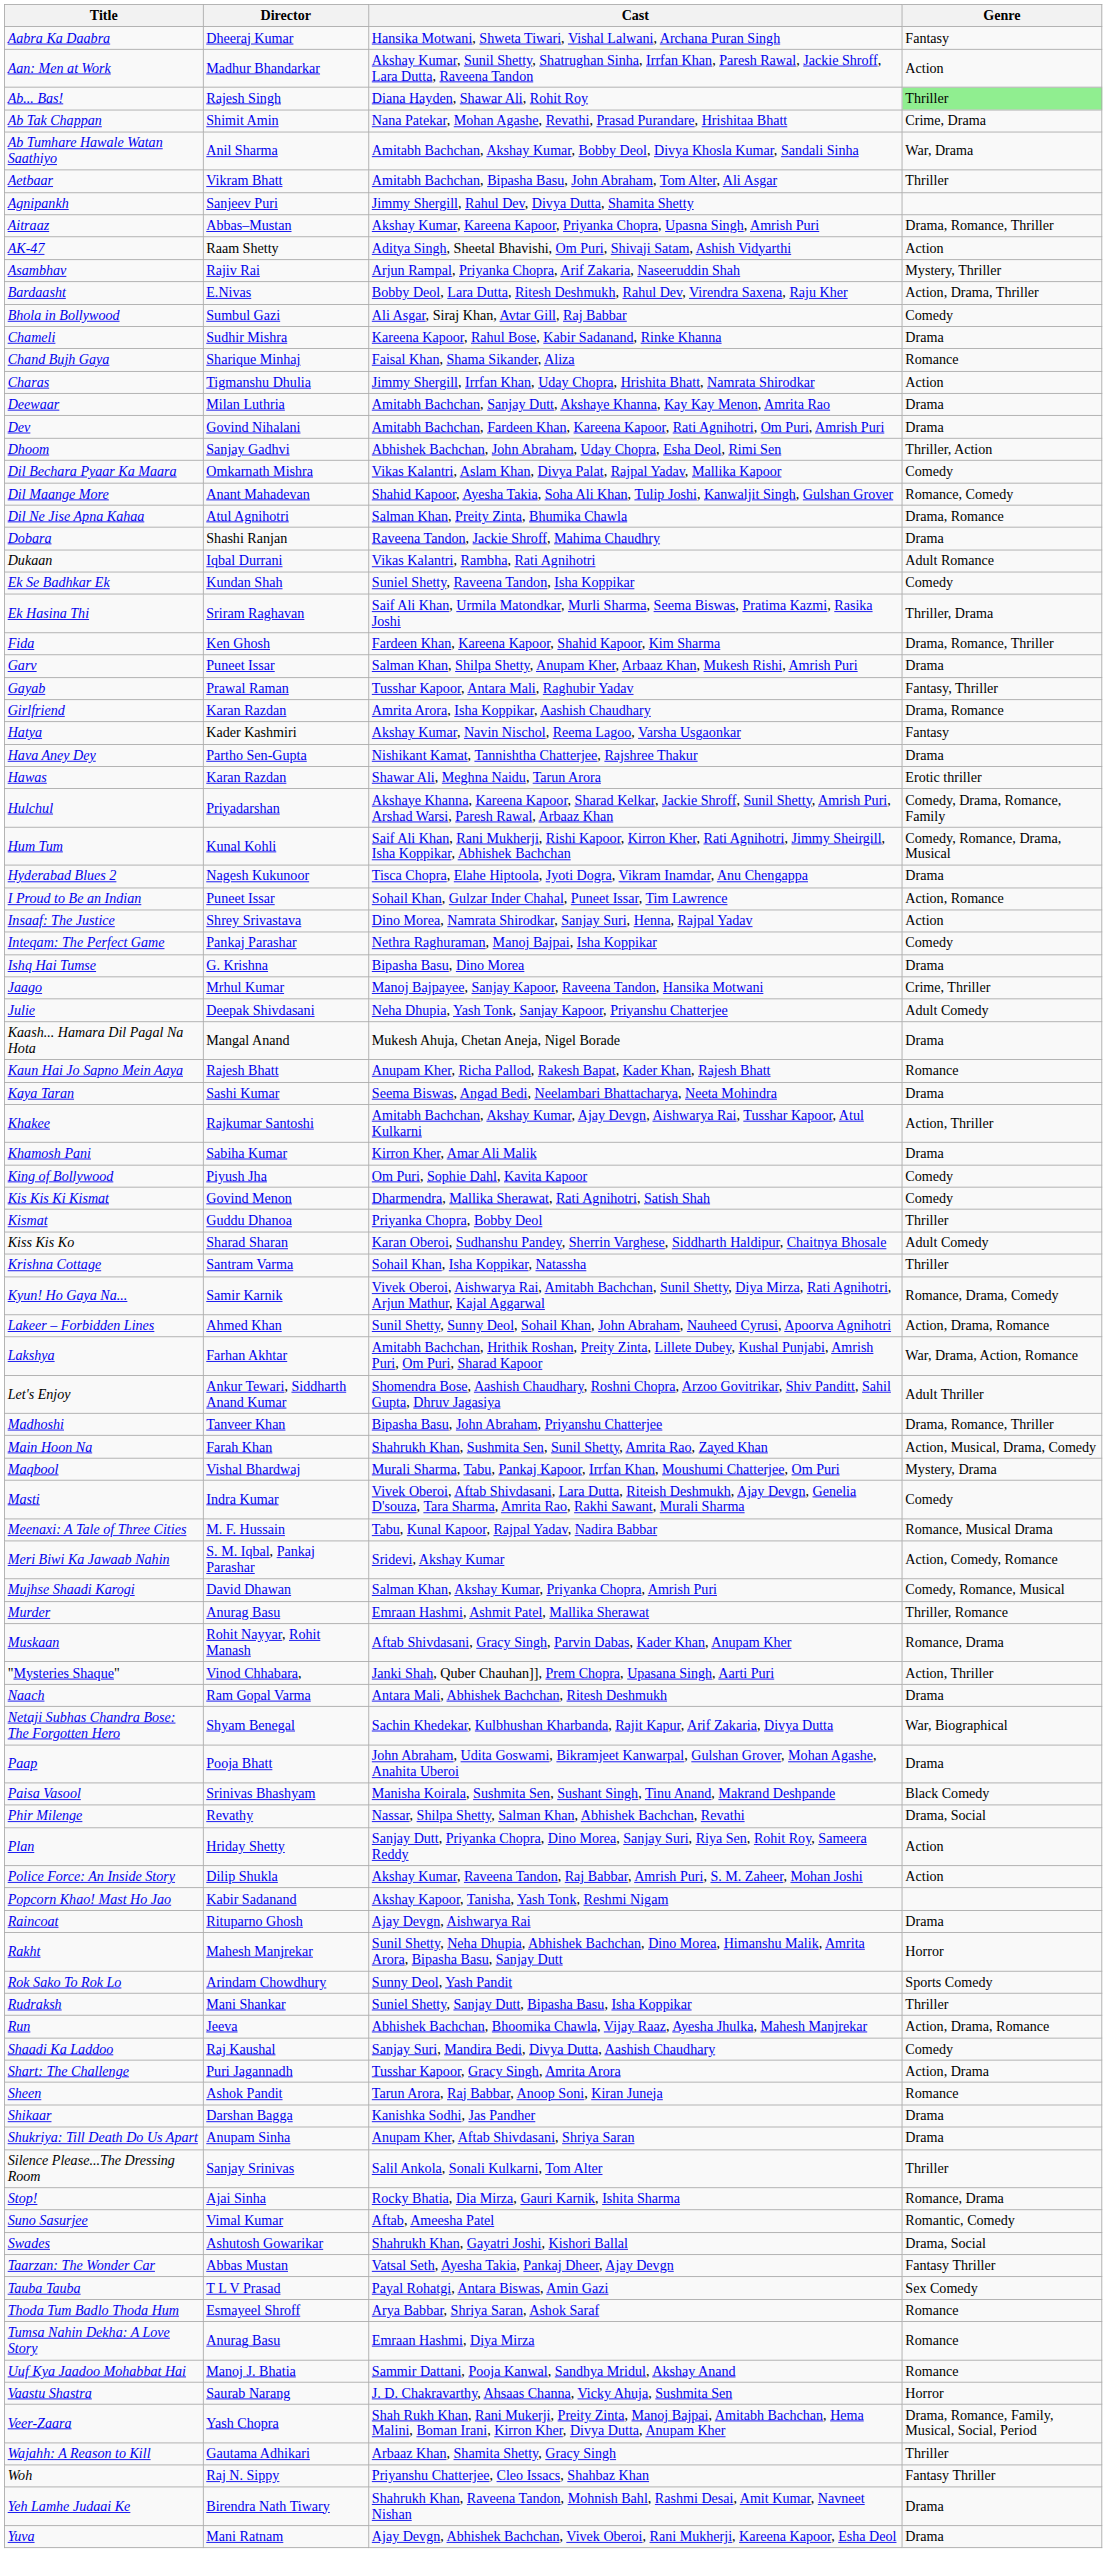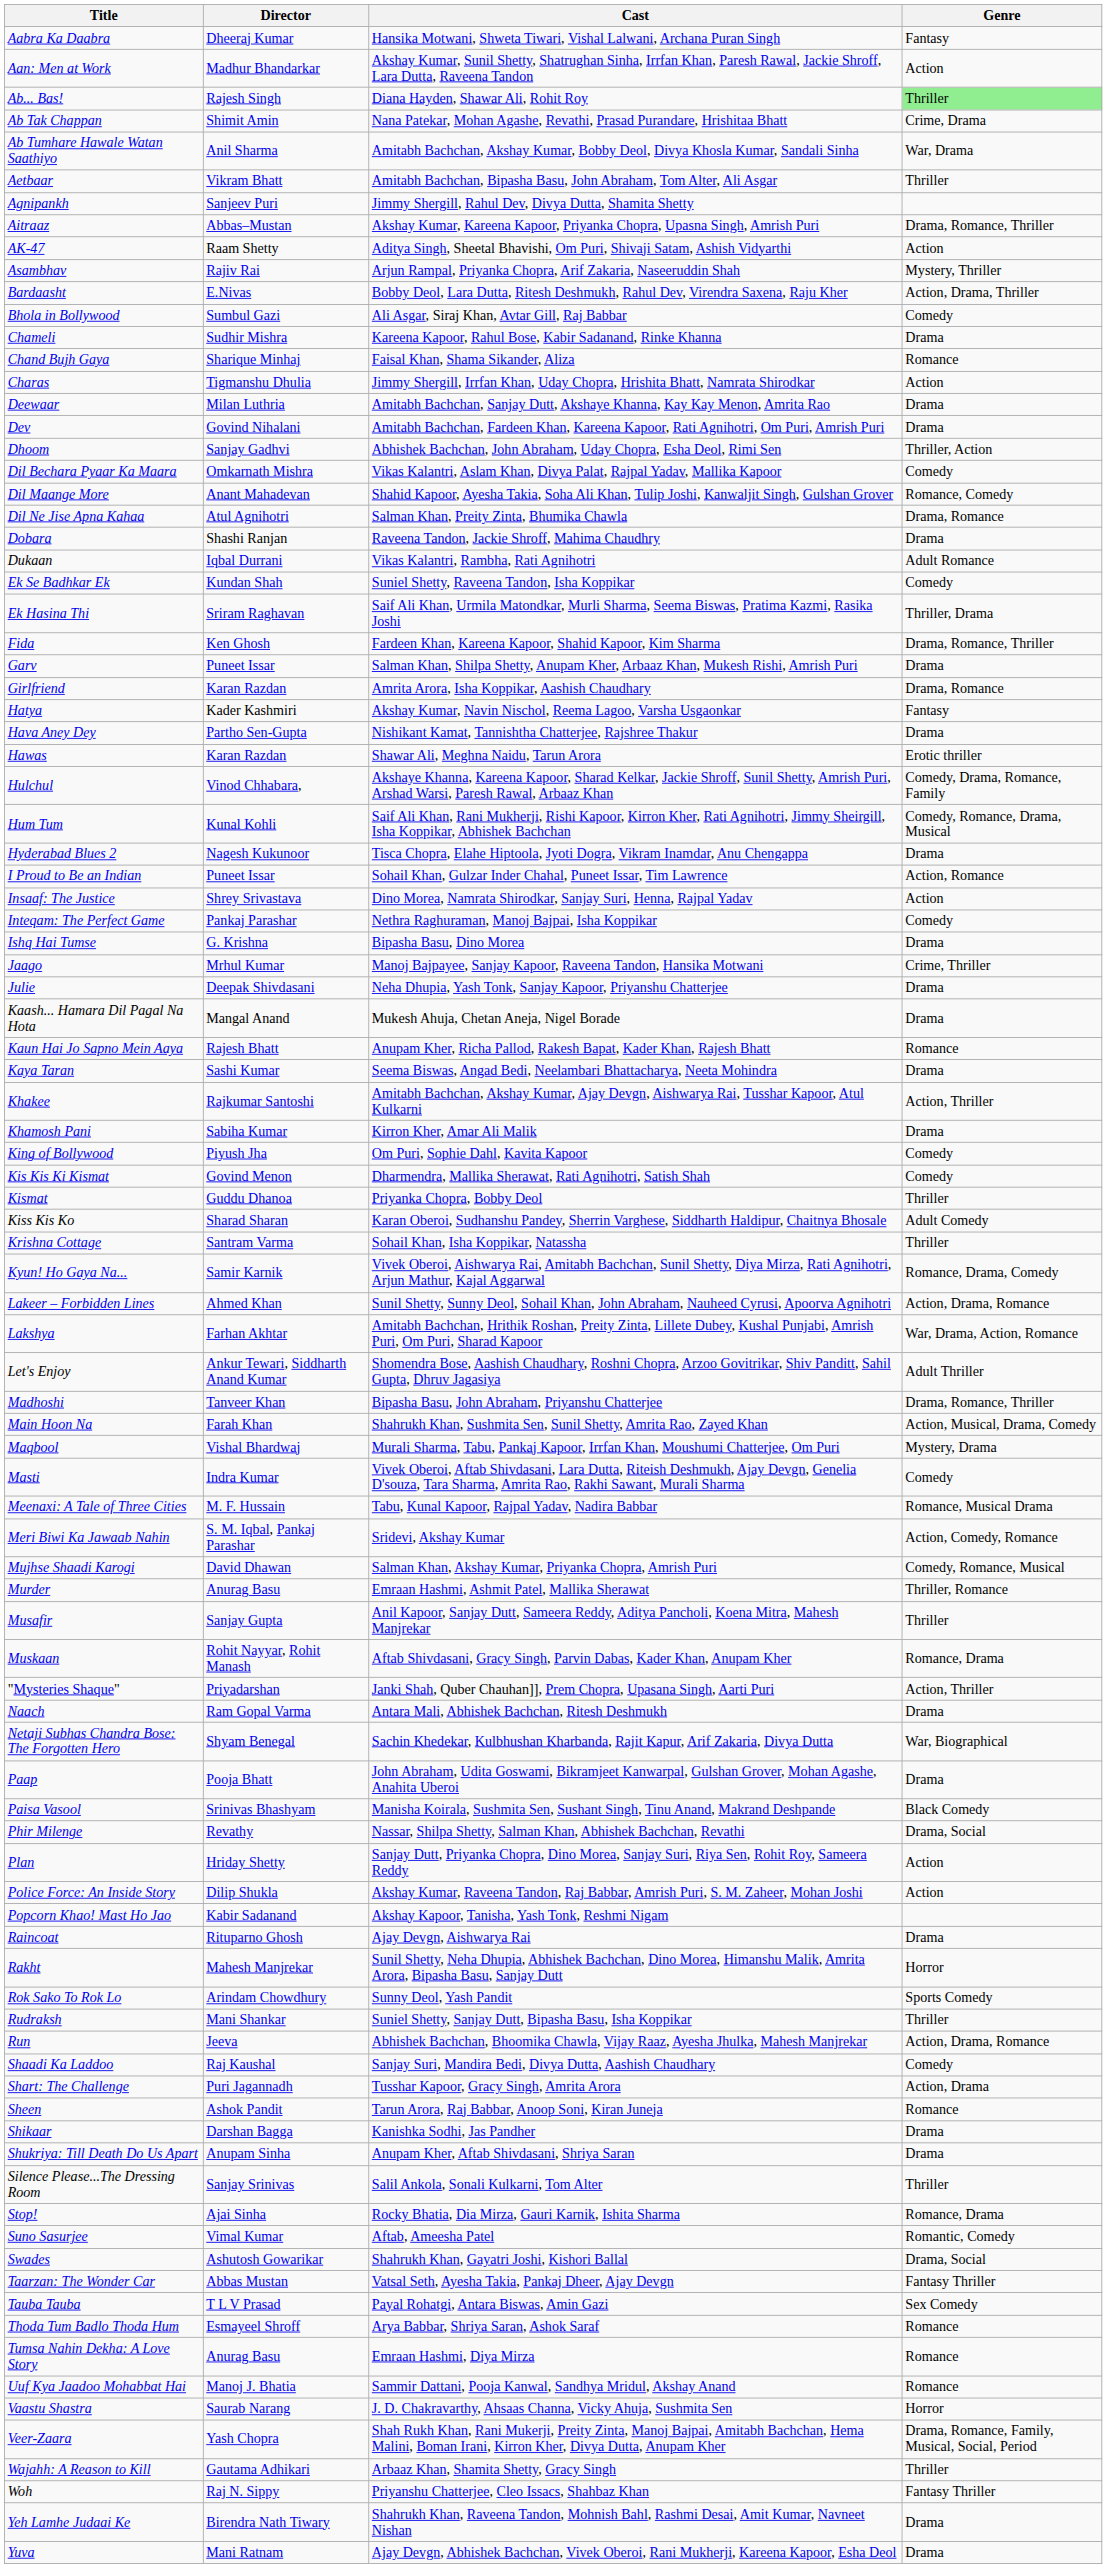- row: (26, 688)
(243, 807) Priyadarshan -> (254, 785) Vinod Chhabara,
(947, 1010) Adult Comedy -> (924, 988) Drama
+ row: (30, 1620)
(254, 1673) Vinod Chhabara, -> (243, 1688) Priyadarshan
